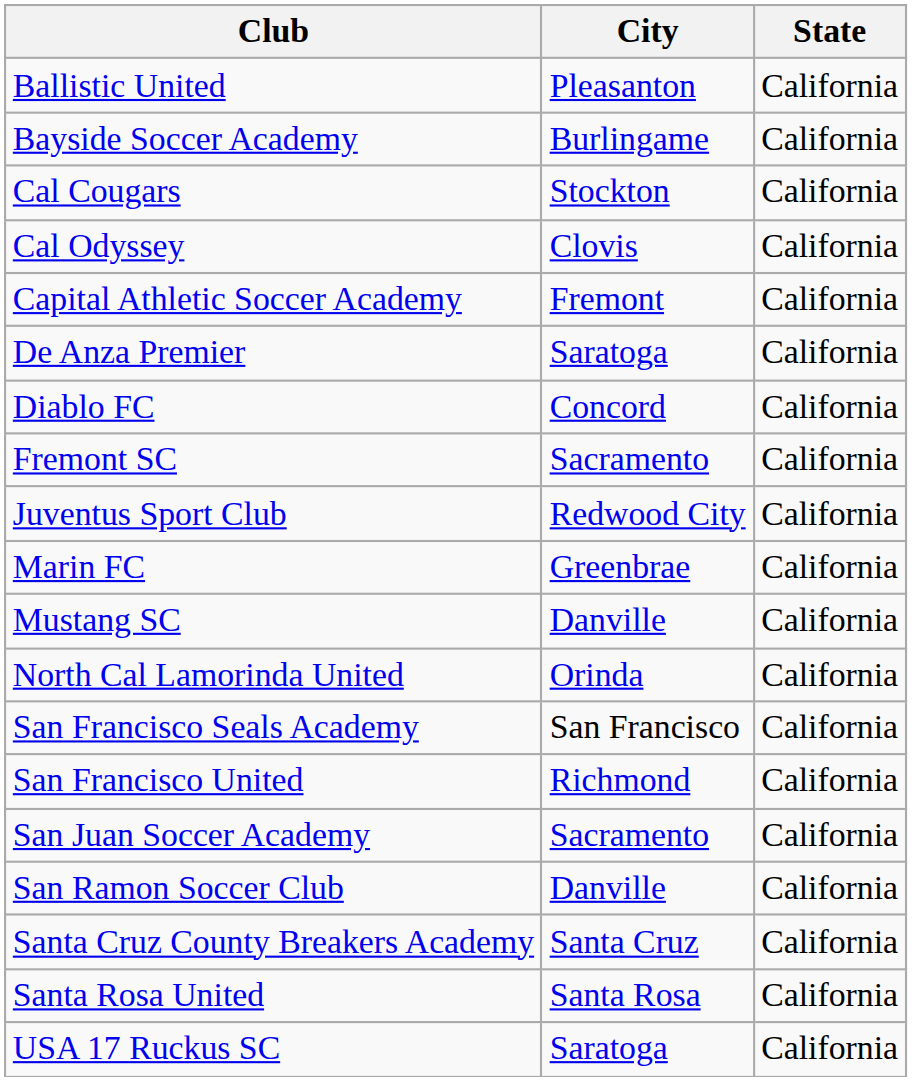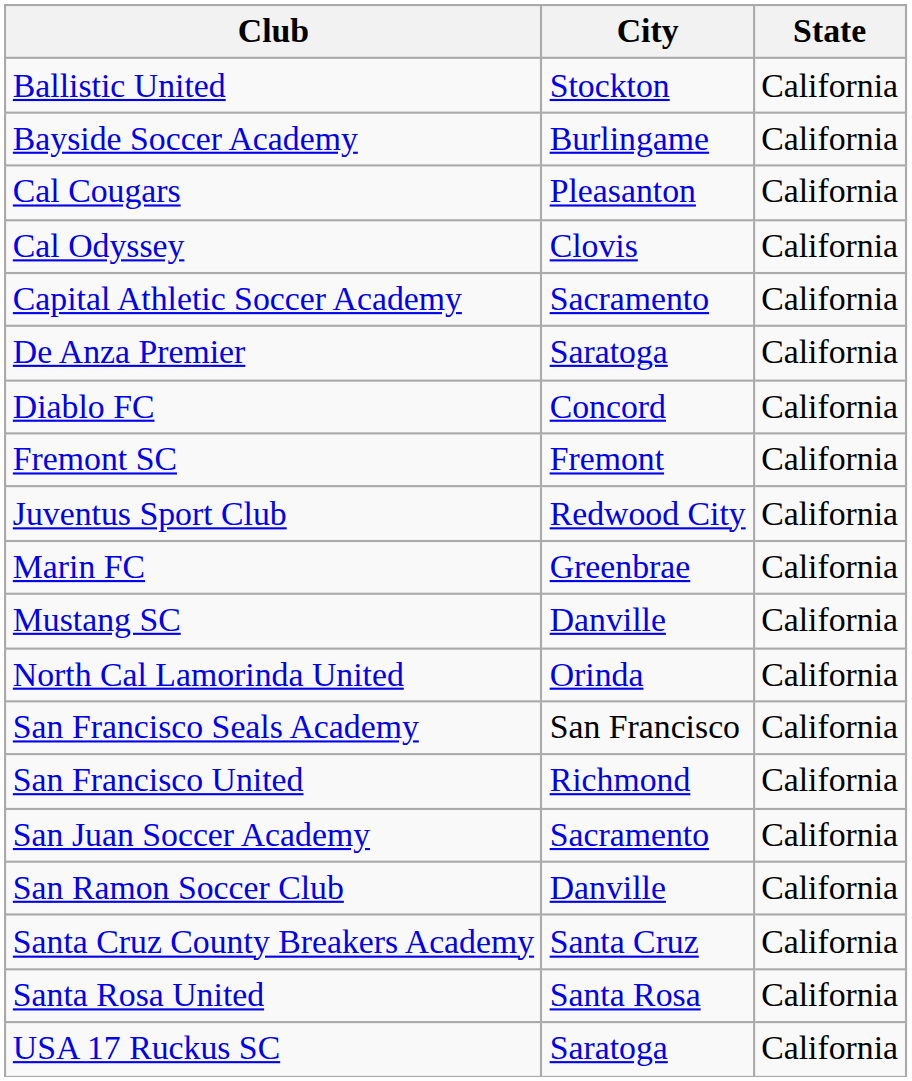(623, 84) Pleasanton -> (610, 84) Stockton
(610, 191) Stockton -> (623, 191) Pleasanton
(607, 298) Fremont -> (629, 298) Sacramento
(629, 459) Sacramento -> (607, 459) Fremont
